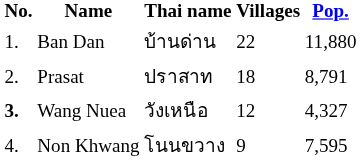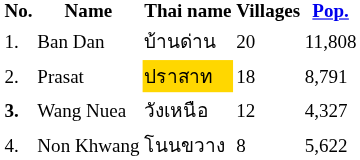(246, 41) 22 -> (246, 41) 20
(331, 41) 11,880 -> (331, 41) 11,808
(179, 76) no background -> (179, 76) gold background
(241, 145) 9 -> (241, 145) 8
(326, 145) 7,595 -> (326, 145) 5,622
